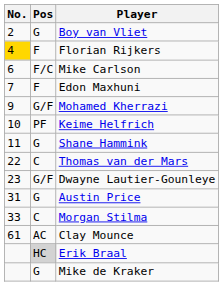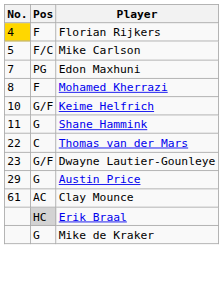- row: (103, 32)
(11, 69) 6 -> (11, 51) 5
(36, 87) F -> (40, 69) PG
(11, 106) 9 -> (11, 87) 8
(43, 106) G/F -> (36, 87) F
(40, 124) PF -> (43, 106) G/F
(14, 198) 31 -> (14, 180) 29
- row: (103, 216)
